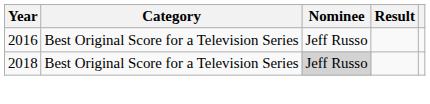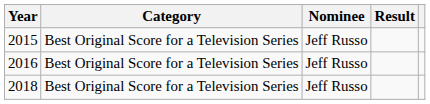+ row: (23, 39)
(337, 63) lightgrey background -> (337, 87) no background
